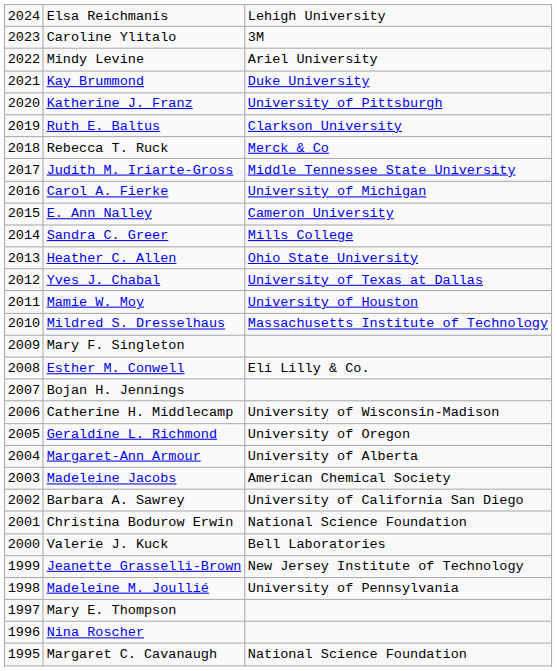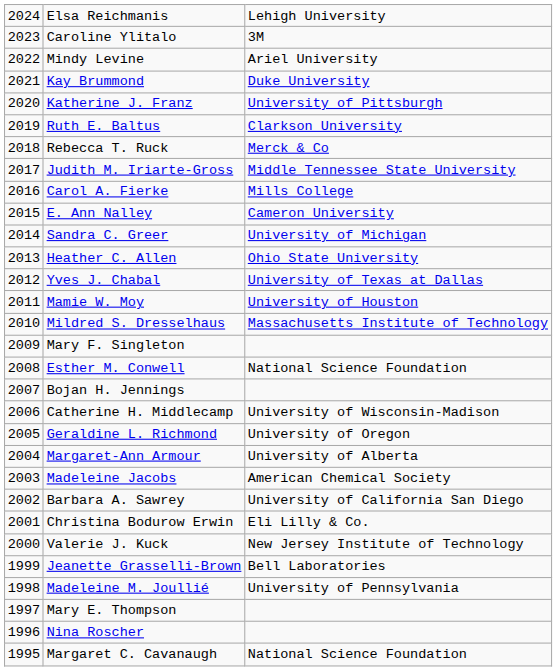(337, 192) University of Michigan -> (301, 192) Mills College
(301, 236) Mills College -> (337, 236) University of Michigan
(309, 368) Eli Lilly & Co. -> (357, 368) National Science Foundation
(357, 522) National Science Foundation -> (309, 522) Eli Lilly & Co.
(317, 544) Bell Laboratories -> (386, 544) New Jersey Institute of Technology
(386, 566) New Jersey Institute of Technology -> (317, 566) Bell Laboratories
